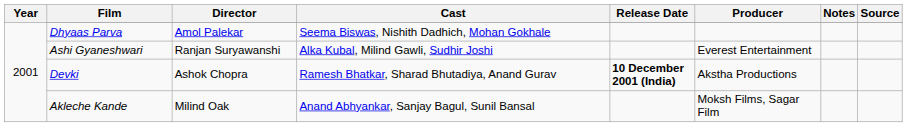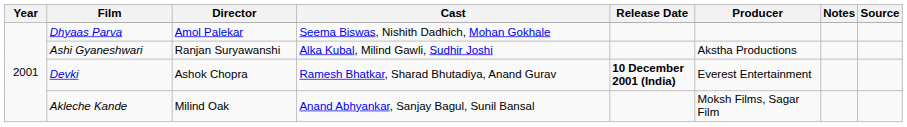(754, 50) Everest Entertainment -> (747, 50) Akstha Productions
(747, 74) Akstha Productions -> (754, 74) Everest Entertainment
